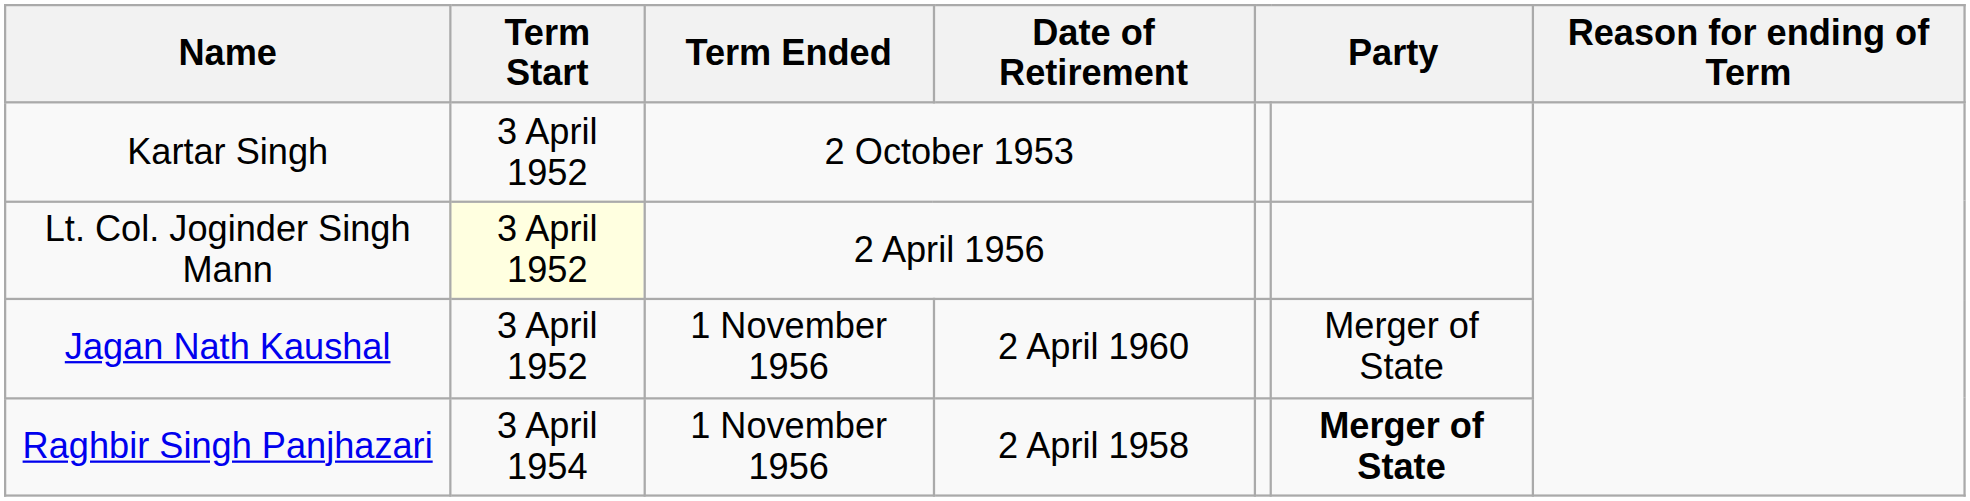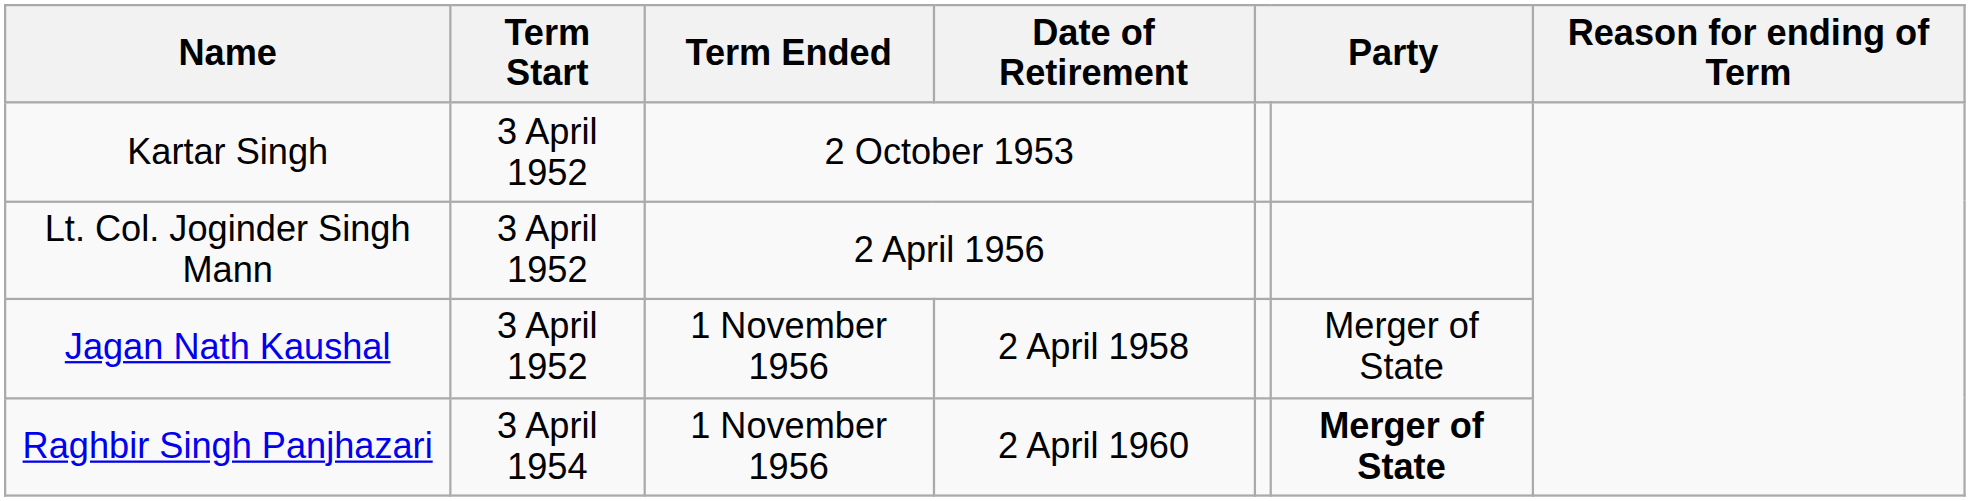(547, 249) lightyellow background -> (547, 249) no background
(1094, 347) 2 April 1960 -> (1094, 347) 2 April 1958
(1094, 445) 2 April 1958 -> (1094, 445) 2 April 1960
